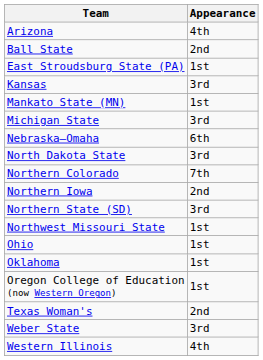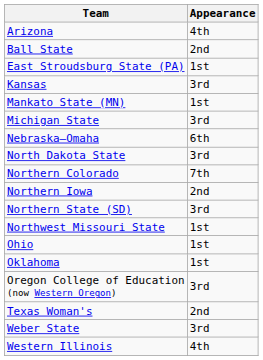(200, 287) 1st -> (200, 287) 3rd
